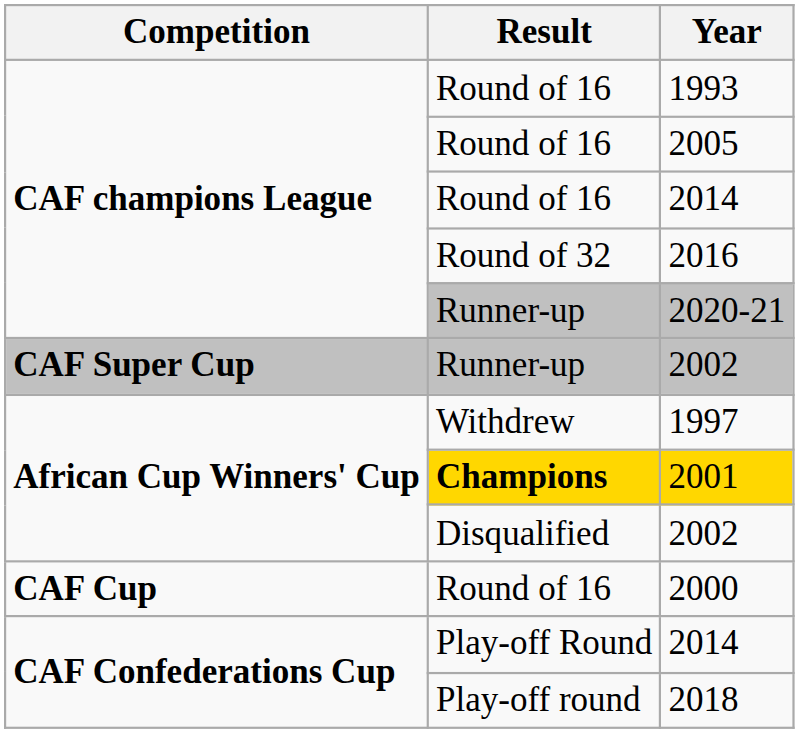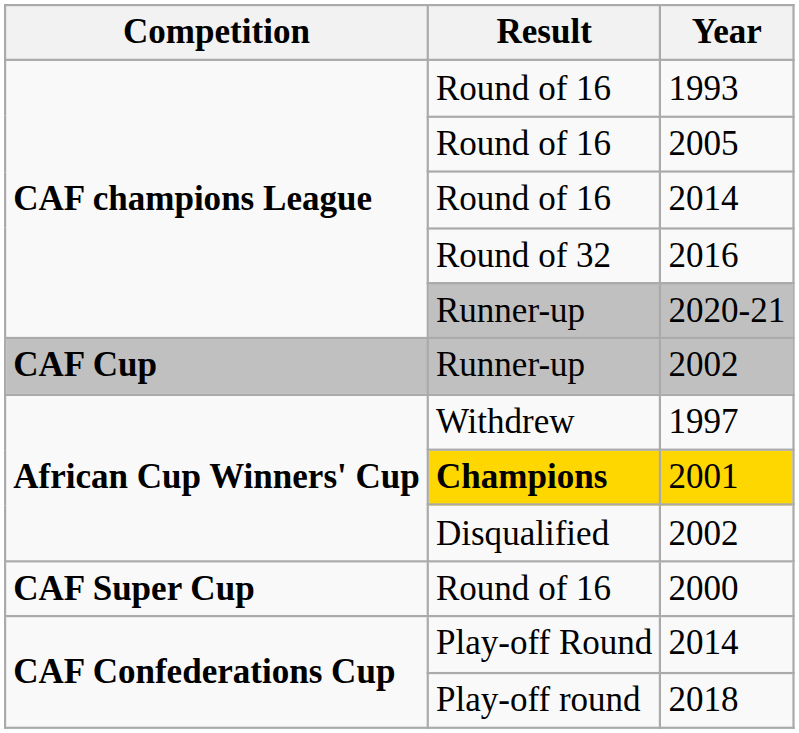(134, 365) CAF Super Cup -> (85, 365) CAF Cup
(85, 587) CAF Cup -> (134, 587) CAF Super Cup
